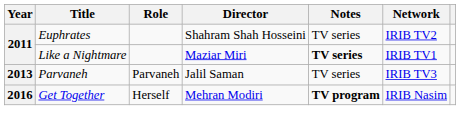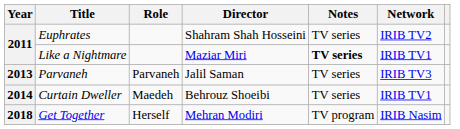+ row: (80, 94)
(20, 94) 2016 -> (20, 114) 2018
(346, 94) bold -> (343, 114) normal
